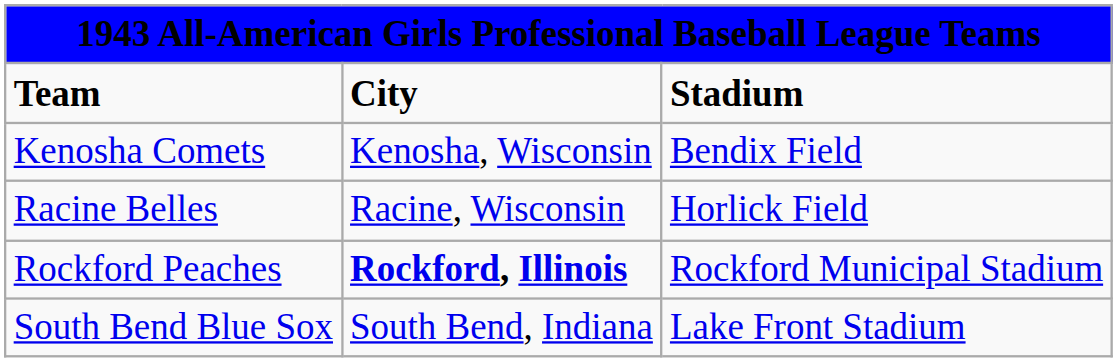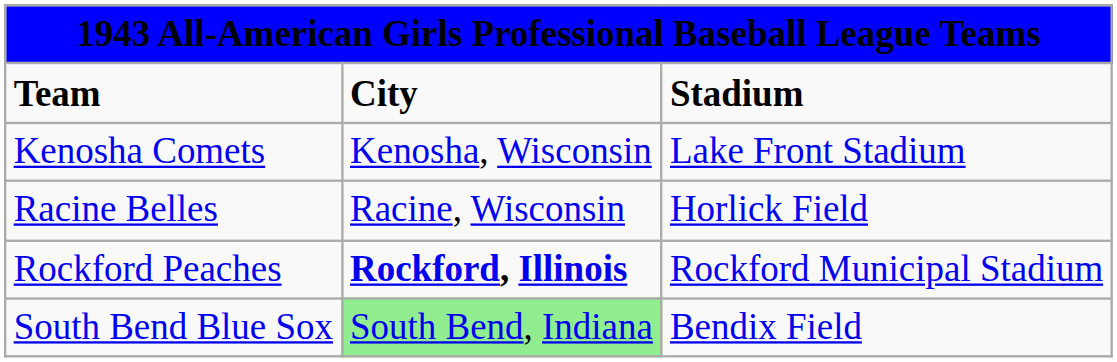(766, 151) Bendix Field -> (818, 151) Lake Front Stadium
(501, 326) no background -> (501, 326) lightgreen background
(818, 326) Lake Front Stadium -> (766, 326) Bendix Field
